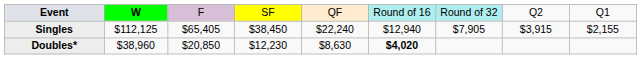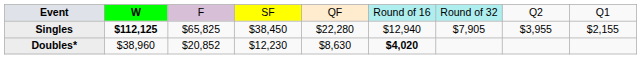(136, 30) normal -> (136, 30) bold
(201, 30) $65,405 -> (201, 30) $65,825
(335, 30) $22,240 -> (335, 30) $22,280
(536, 30) $3,915 -> (536, 30) $3,955
(201, 46) $20,850 -> (201, 46) $20,852
